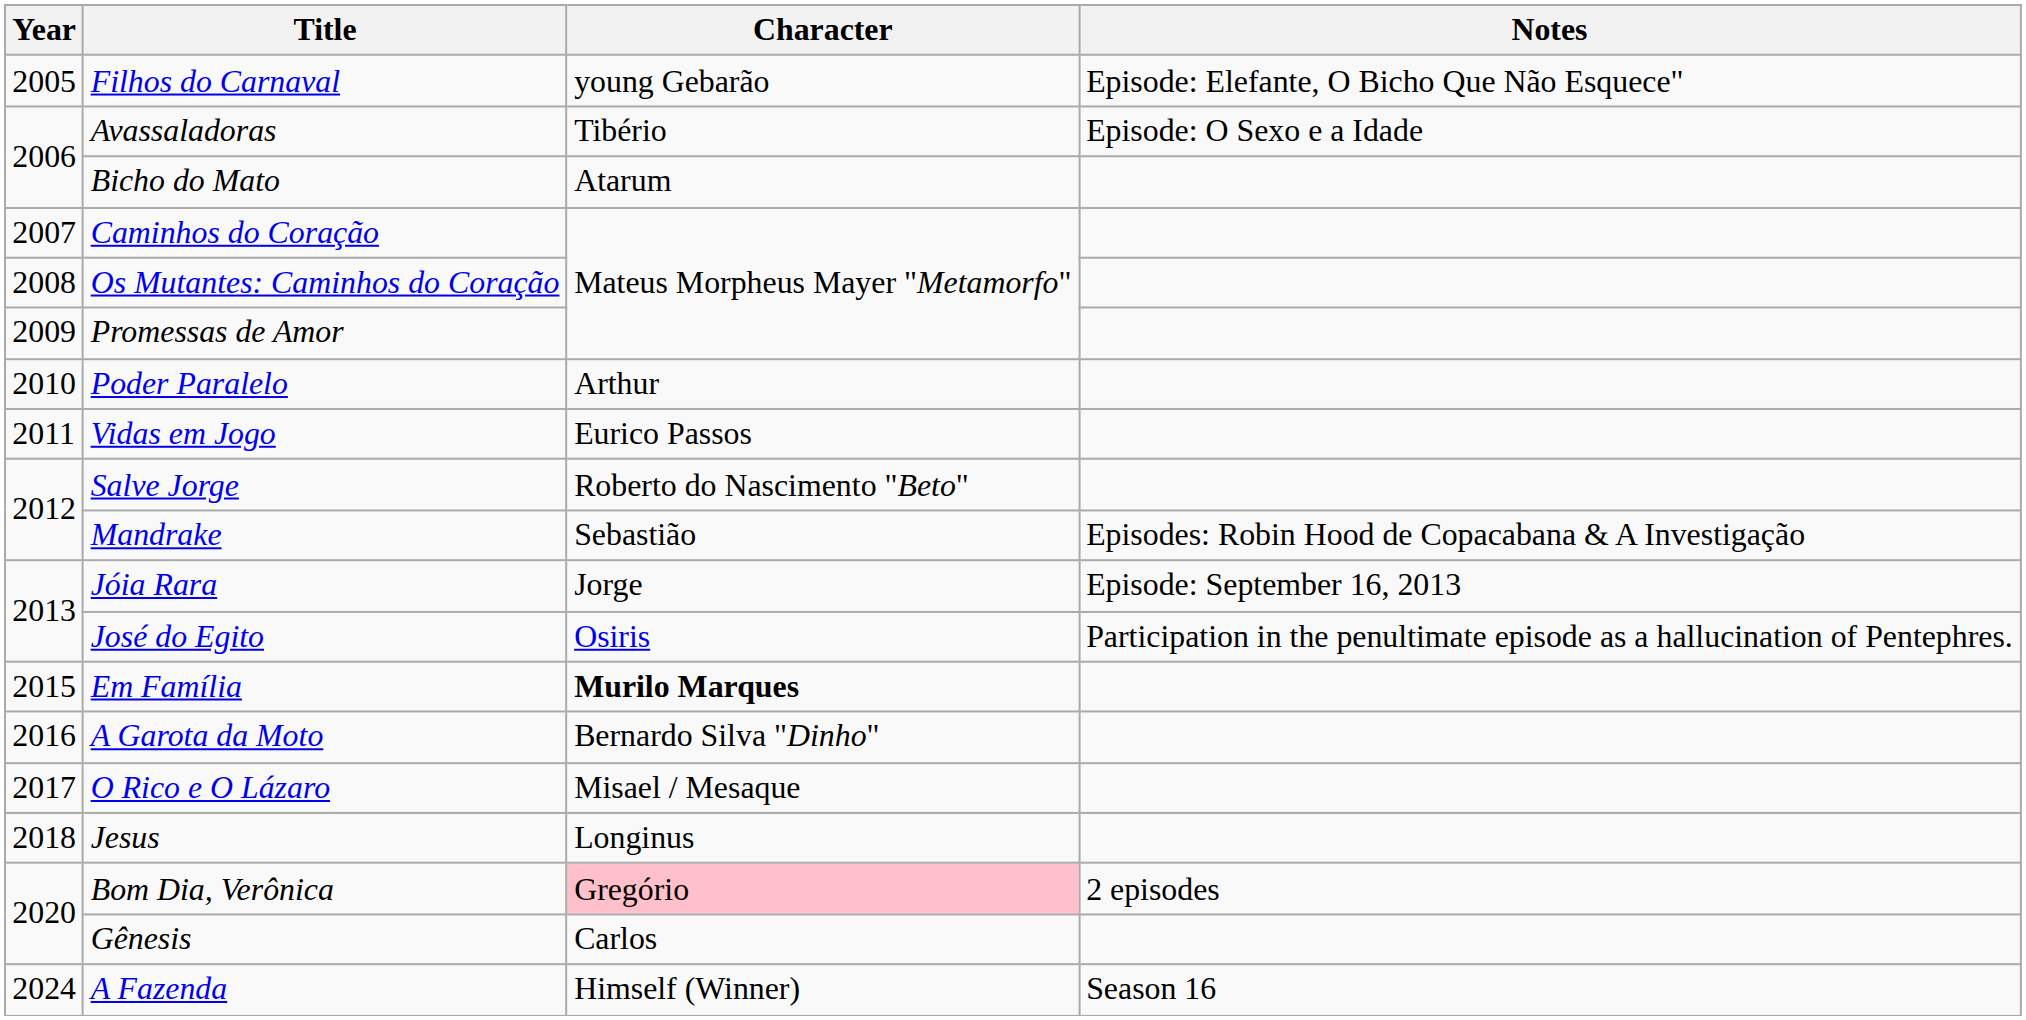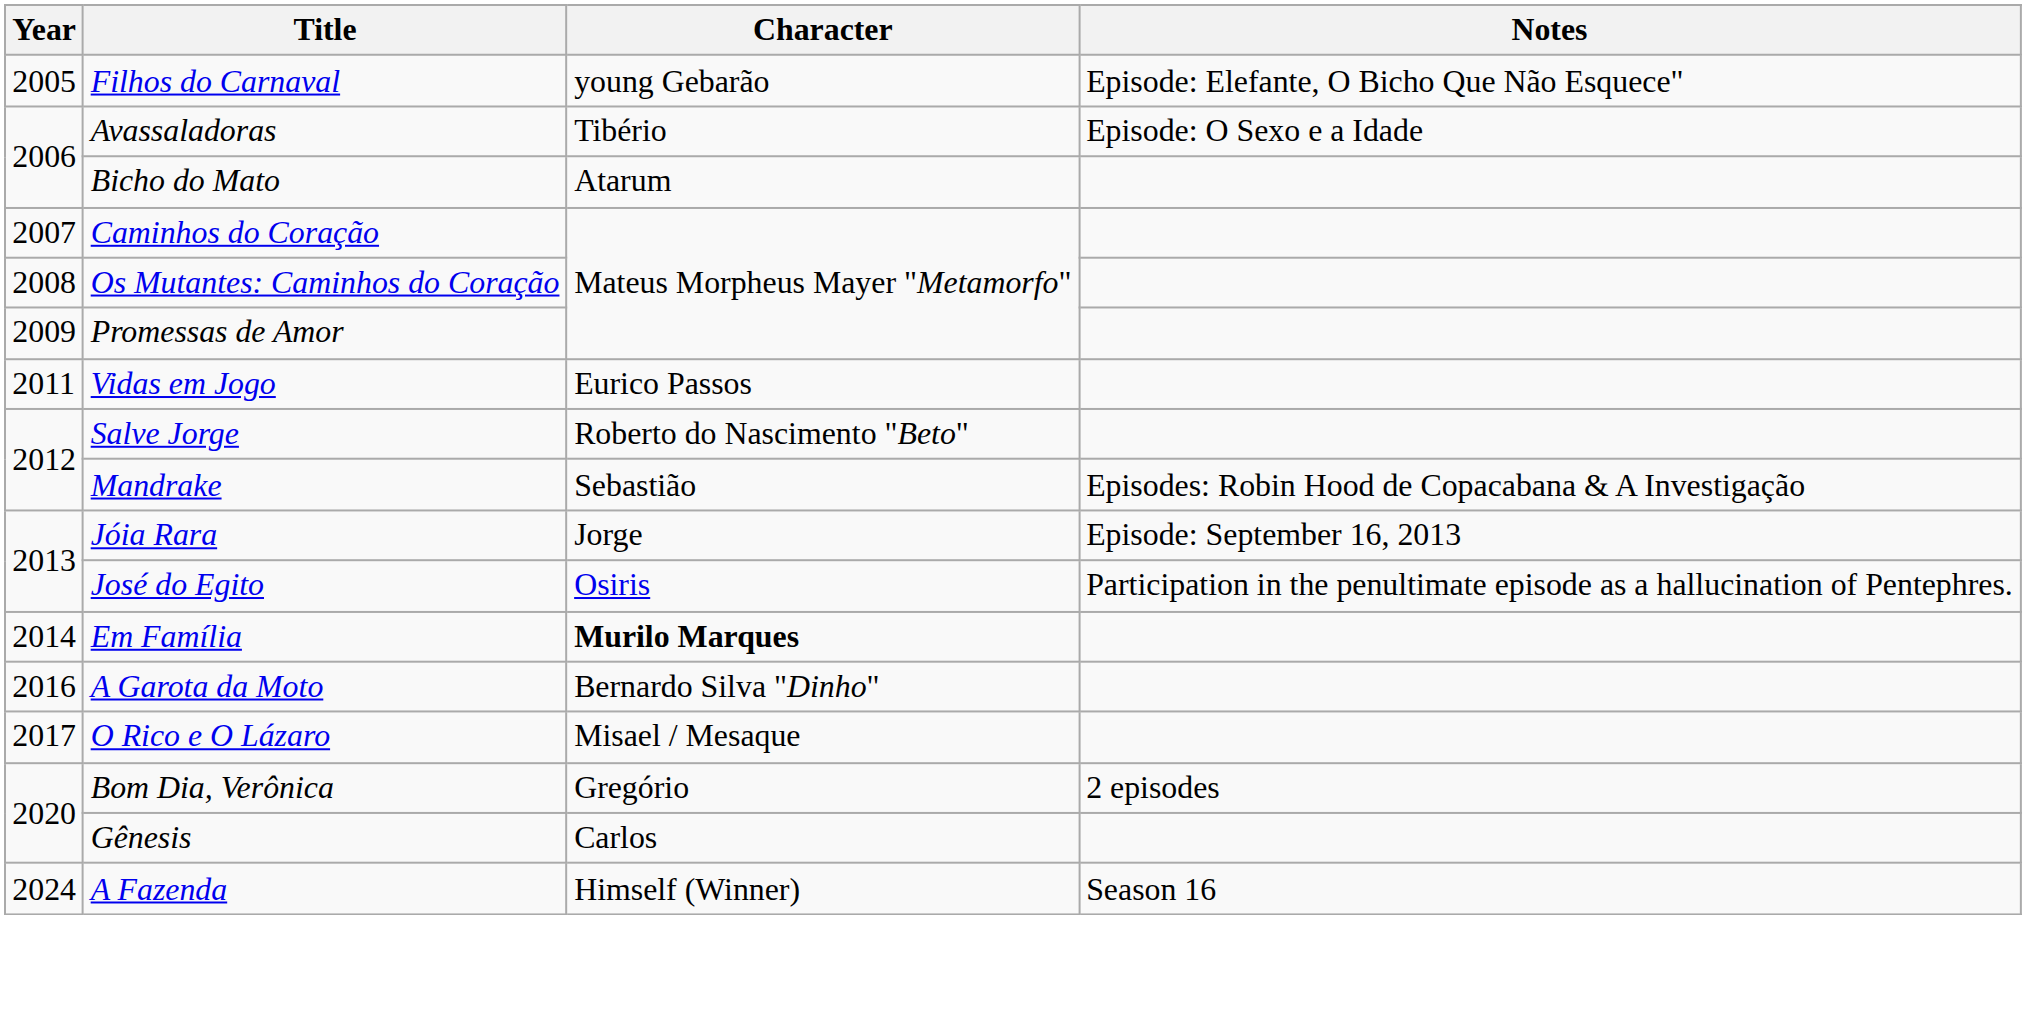- row: (189, 383)
(44, 686) 2015 -> (44, 635) 2014
- row: (125, 837)
(632, 888) pink background -> (632, 787) no background
